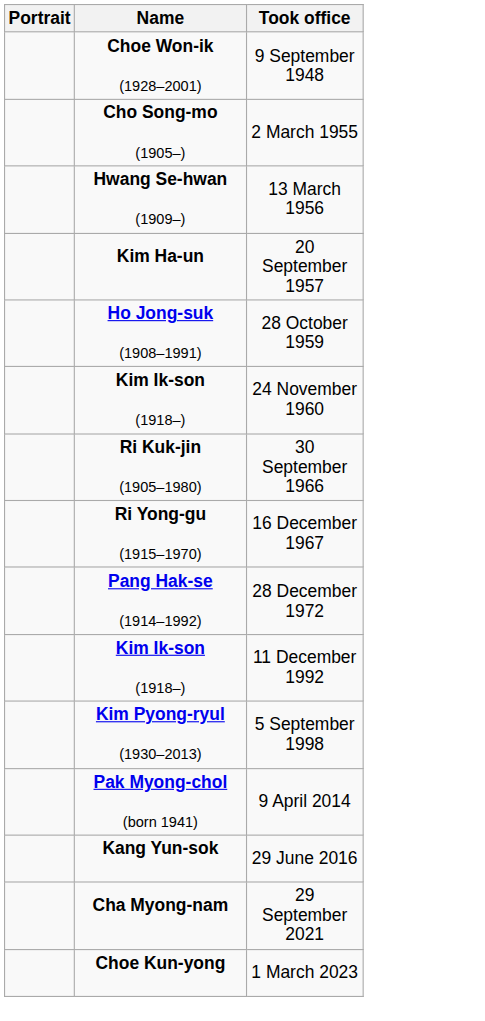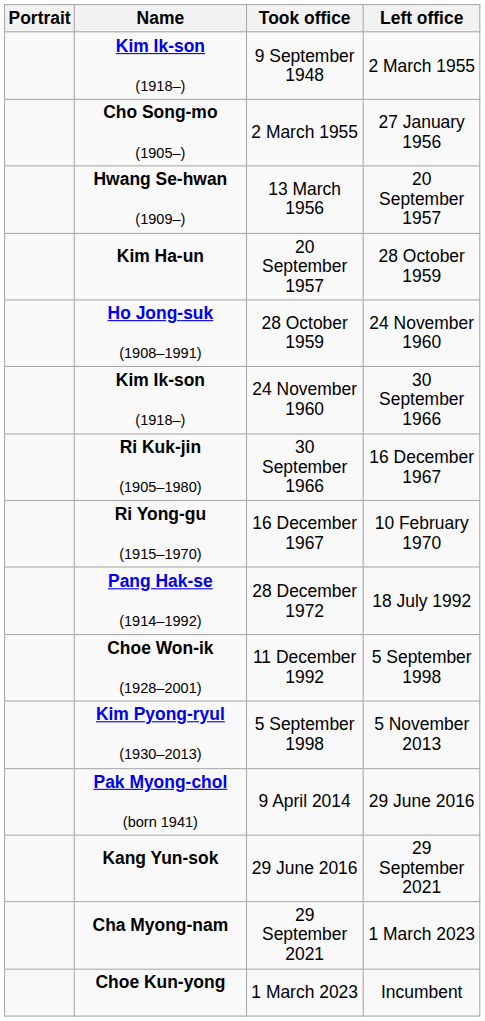+ column: (422, 18)
(160, 65) Choe Won-ik (1928–2001) -> (160, 65) Kim Ik-son (1918–)
(160, 667) Kim Ik-son (1918–) -> (160, 667) Choe Won-ik (1928–2001)
